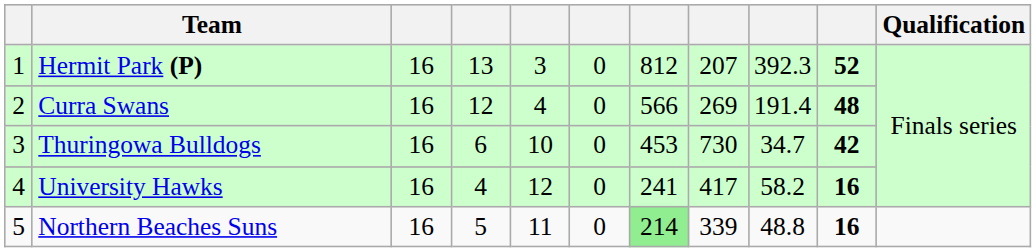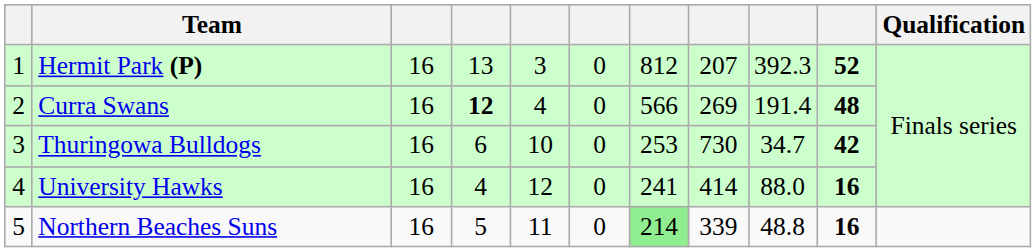(481, 105) normal -> (481, 105) bold
(659, 145) 453 -> (659, 145) 253
(718, 186) 417 -> (718, 186) 414
(783, 186) 58.2 -> (783, 186) 88.0
